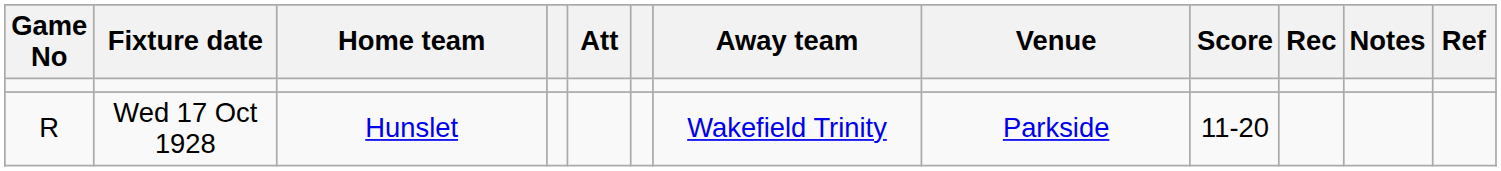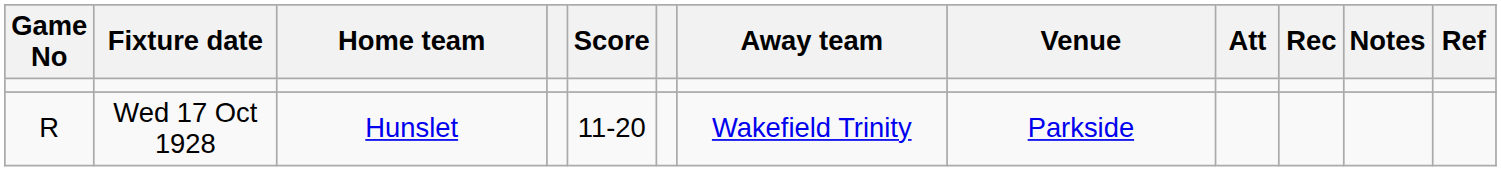columns swapped: (1235, 41) <-> (599, 41)
